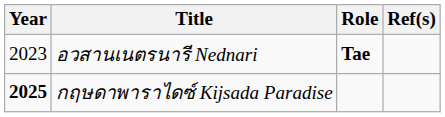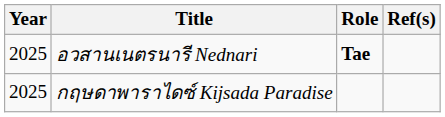(28, 53) 2023 -> (28, 53) 2025
(28, 92) bold -> (28, 92) normal
